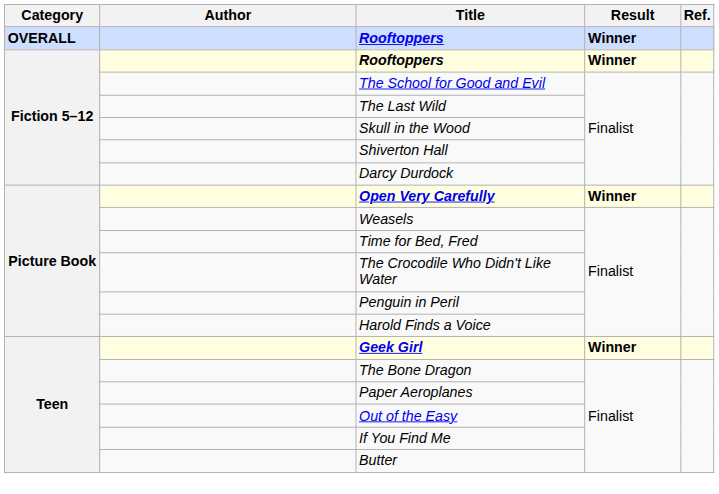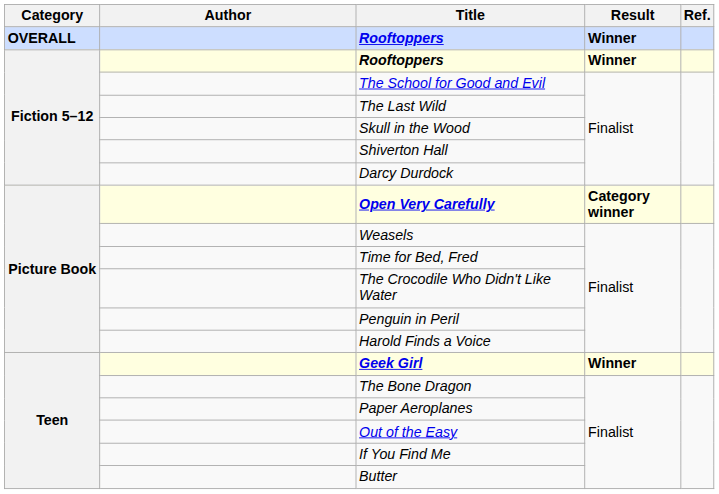(612, 196) Winner -> (619, 204) Category winner
